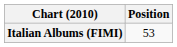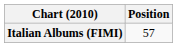(149, 33) 53 -> (149, 33) 57
